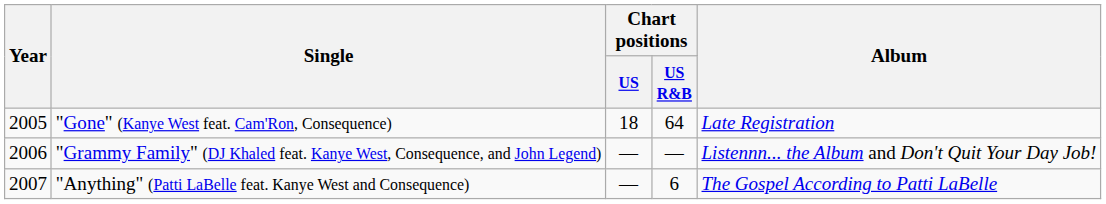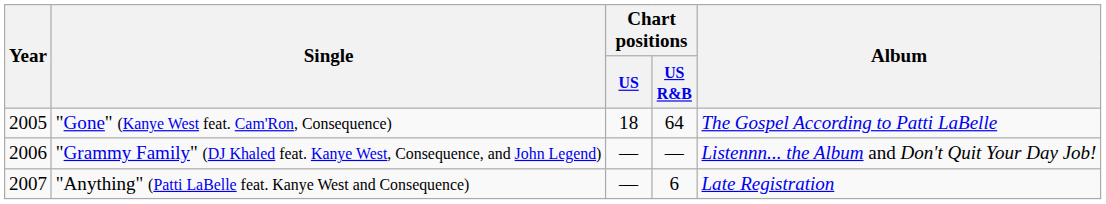(768, 122) Late Registration -> (849, 122) The Gospel According to Patti LaBelle
(849, 183) The Gospel According to Patti LaBelle -> (768, 183) Late Registration
